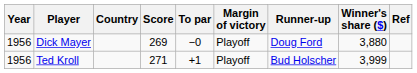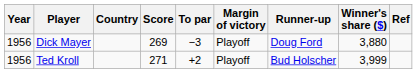(195, 43) −0 -> (195, 43) −3
(195, 60) +1 -> (195, 60) +2
